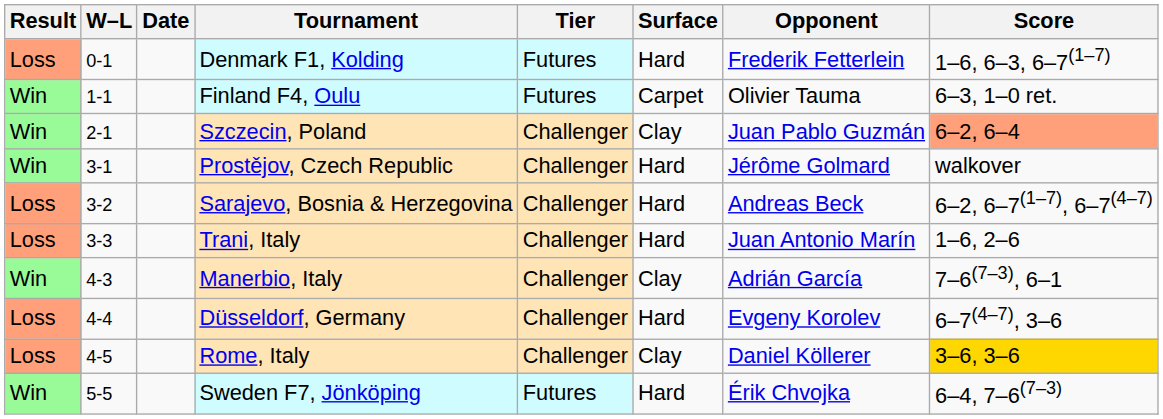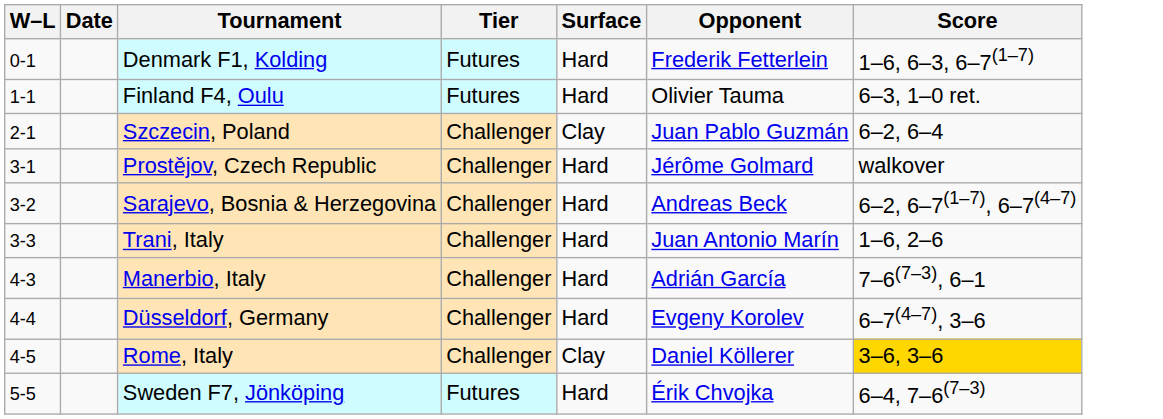- column: (43, 21)
(671, 96) Carpet -> (585, 96) Hard
(977, 131) lightsalmon background -> (901, 131) no background
(660, 278) Clay -> (585, 278) Hard
